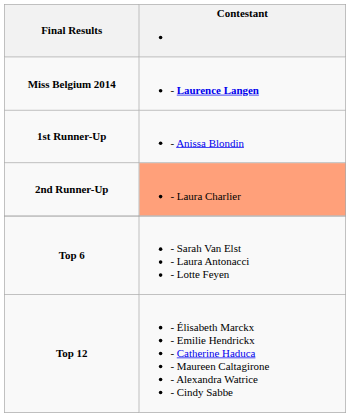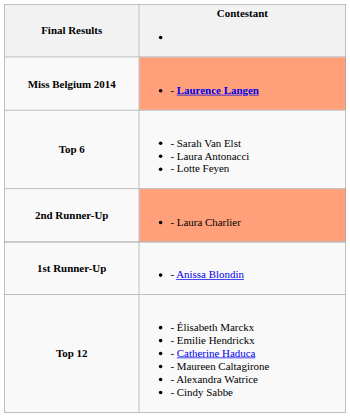(242, 90) no background -> (242, 90) lightsalmon background
rows swapped: (72, 136) <-> (72, 255)
